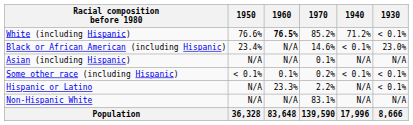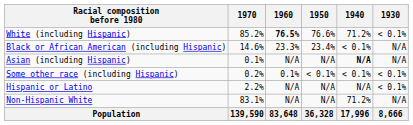columns swapped: (318, 15) <-> (246, 15)
(291, 47) N/A -> (287, 47) 23.3%
(394, 47) 23.0% -> (399, 47) N/A
(364, 60) normal -> (364, 60) bold
(286, 87) 23.3% -> (292, 87) N/A
(364, 100) N/A -> (359, 100) 71.2%
